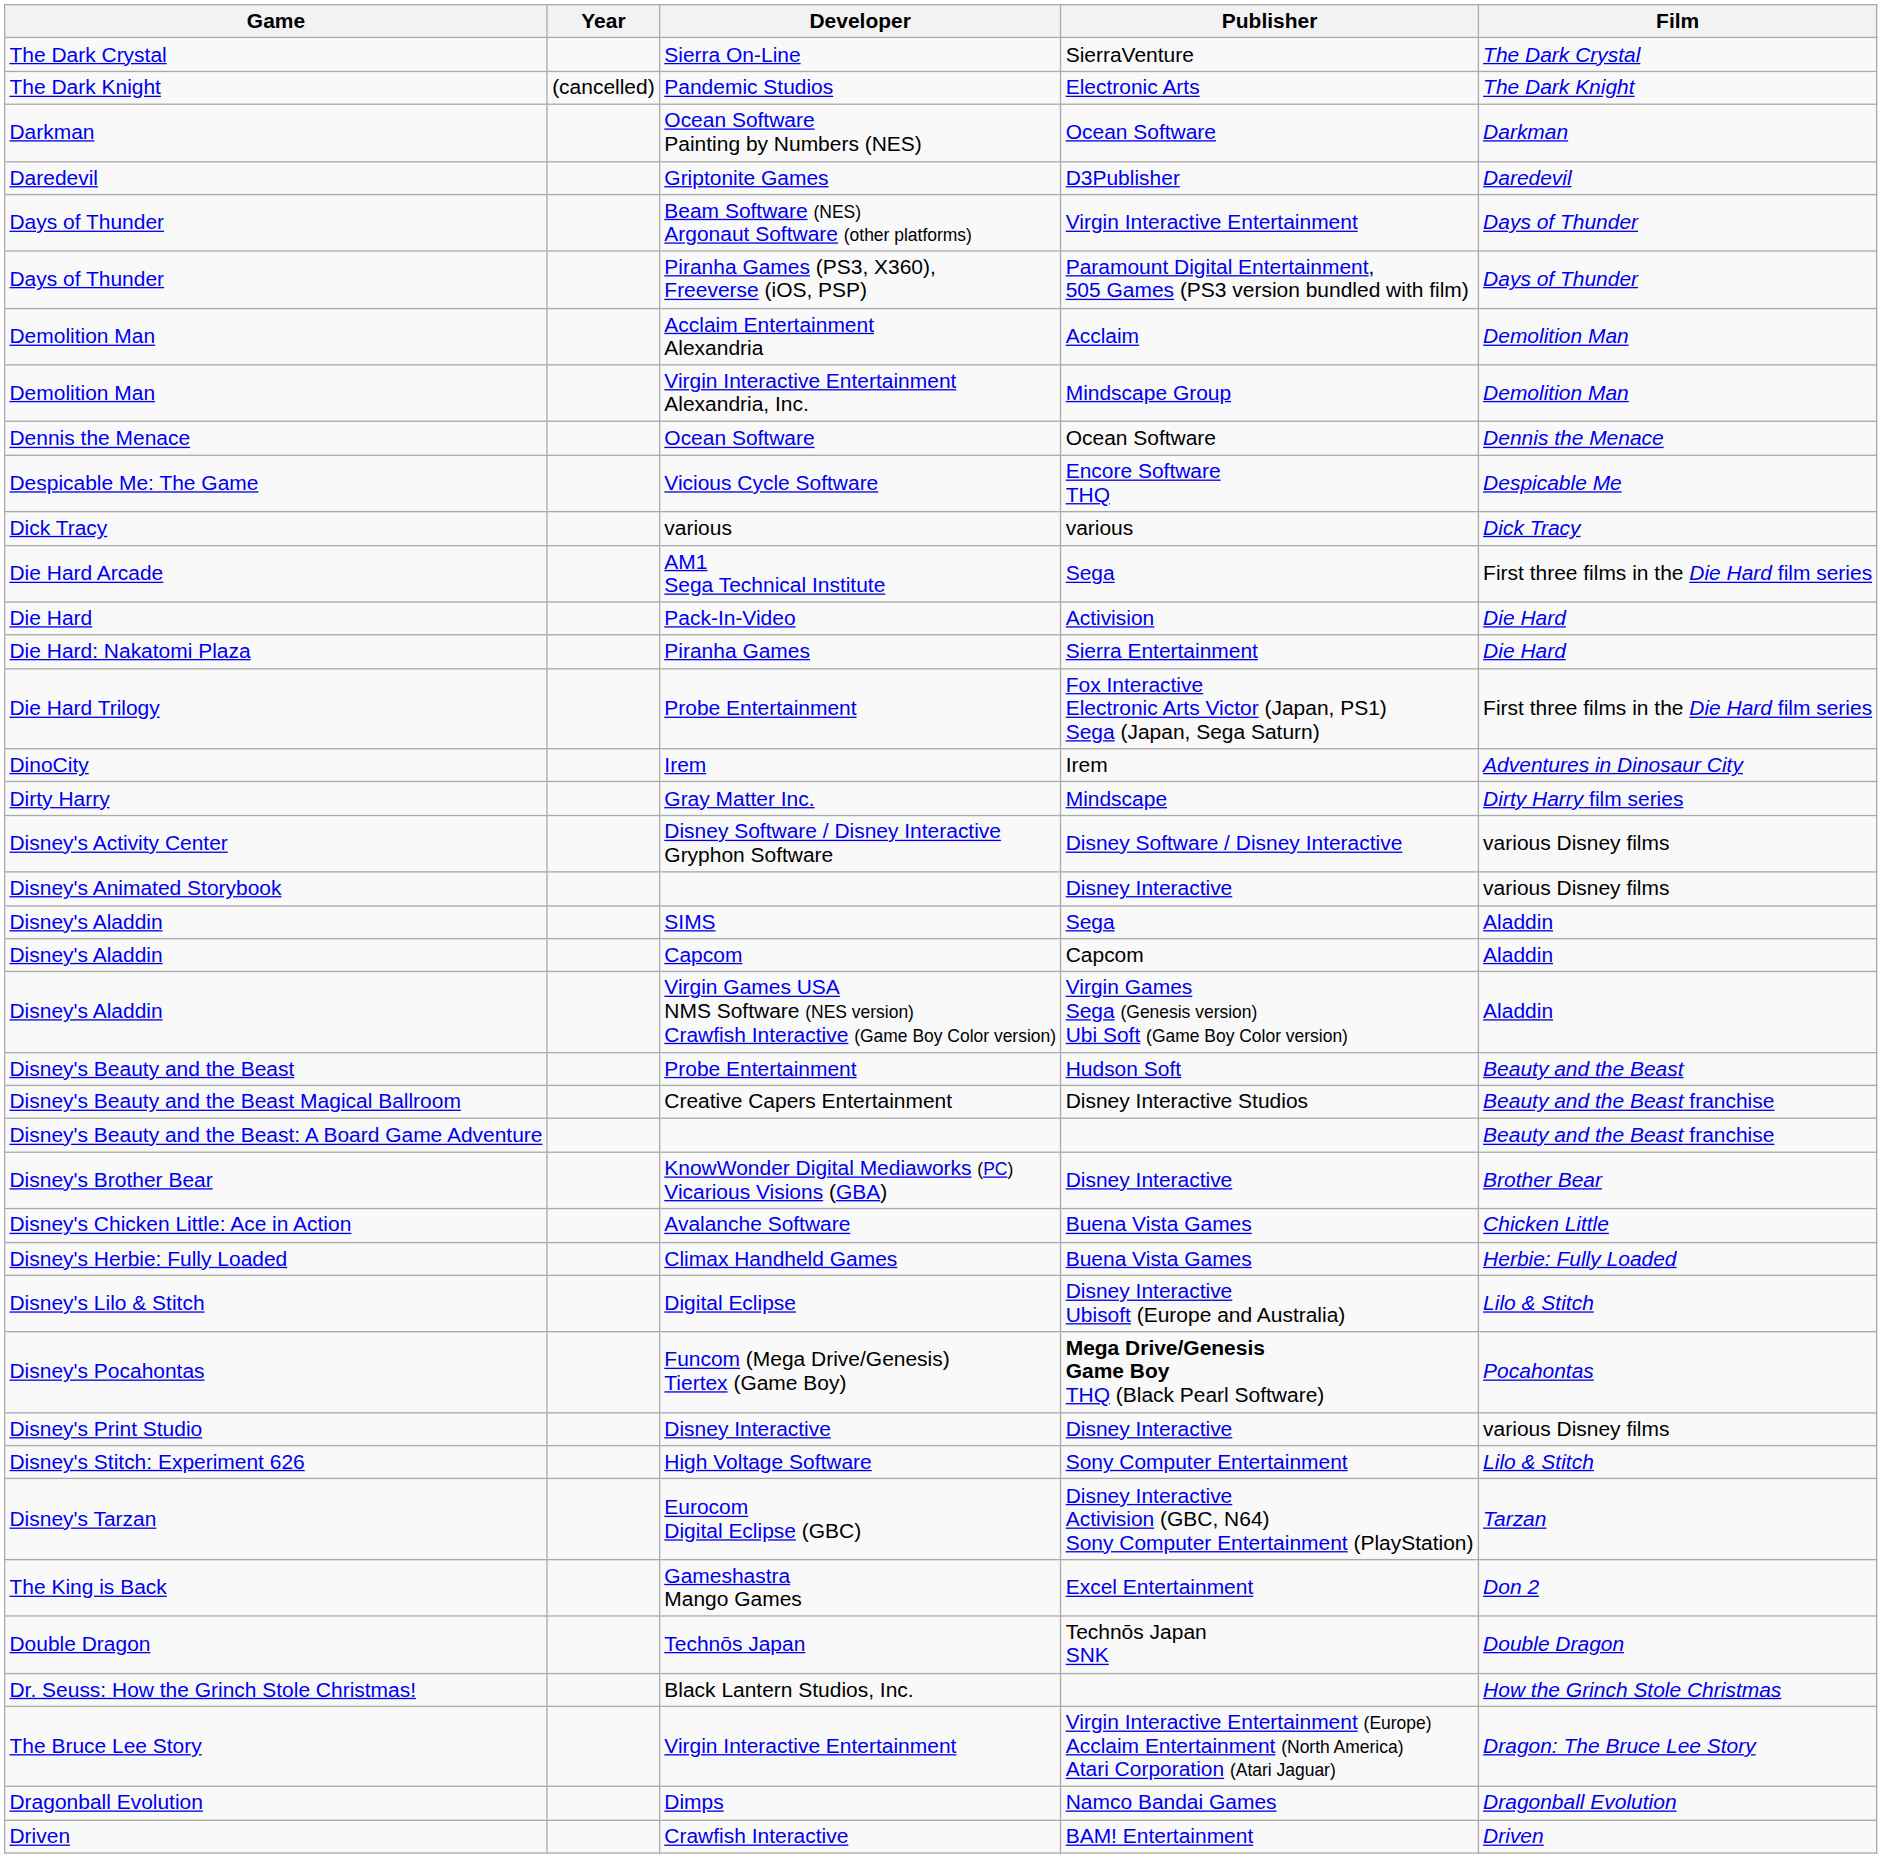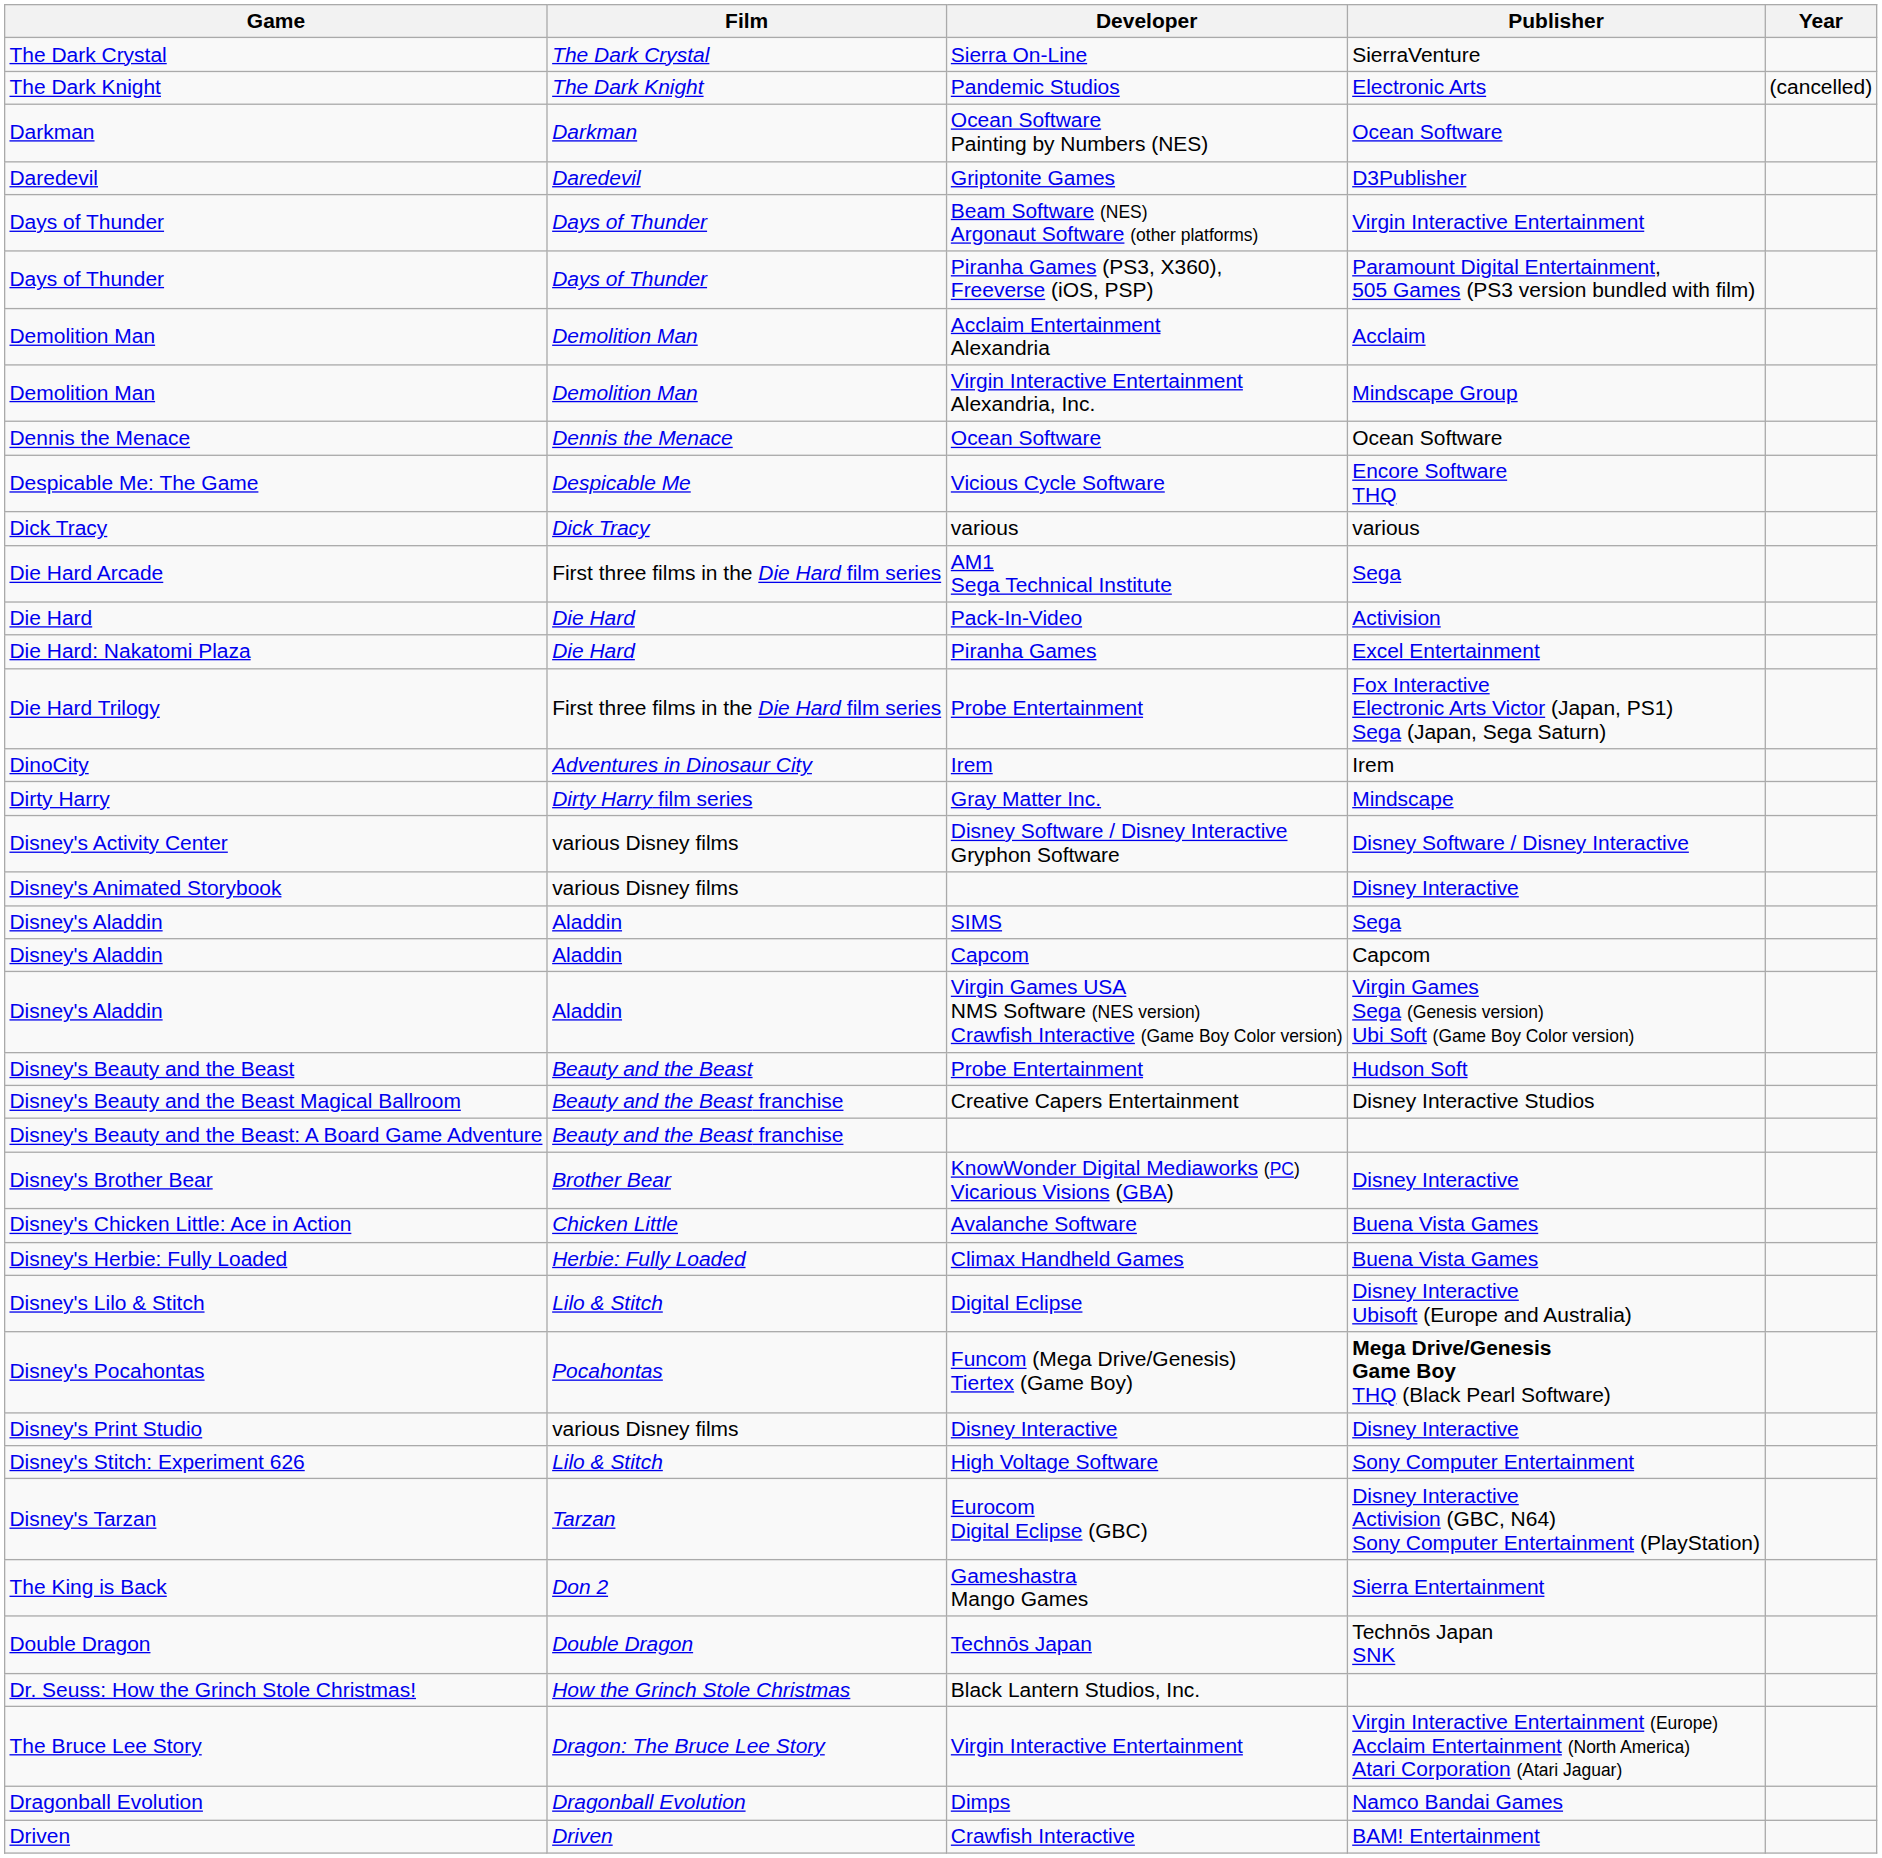columns swapped: (603, 21) <-> (1678, 21)
(1162, 651) Sierra Entertainment -> (1446, 651) Excel Entertainment
(1159, 1587) Excel Entertainment -> (1448, 1587) Sierra Entertainment
